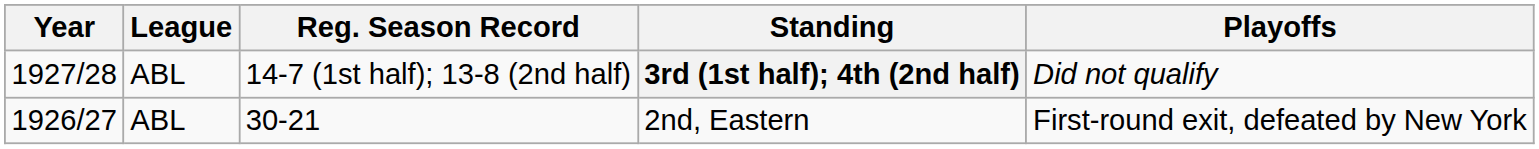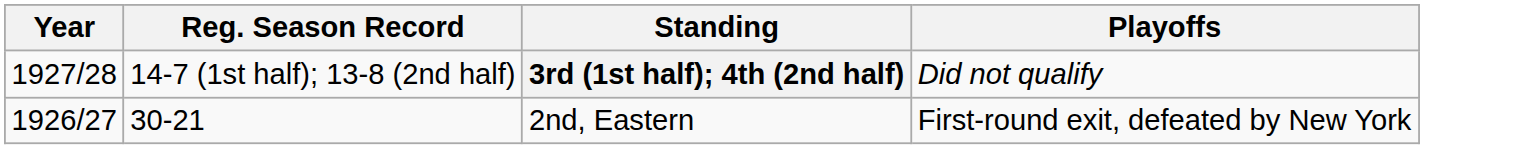- column: (181, 27)
